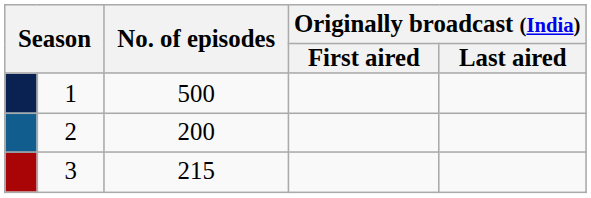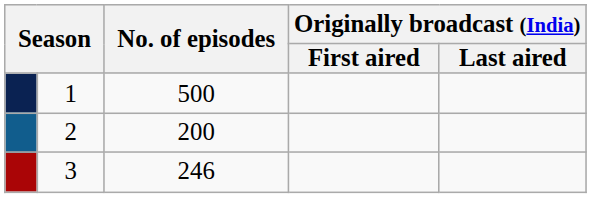(196, 171) 215 -> (196, 171) 246
